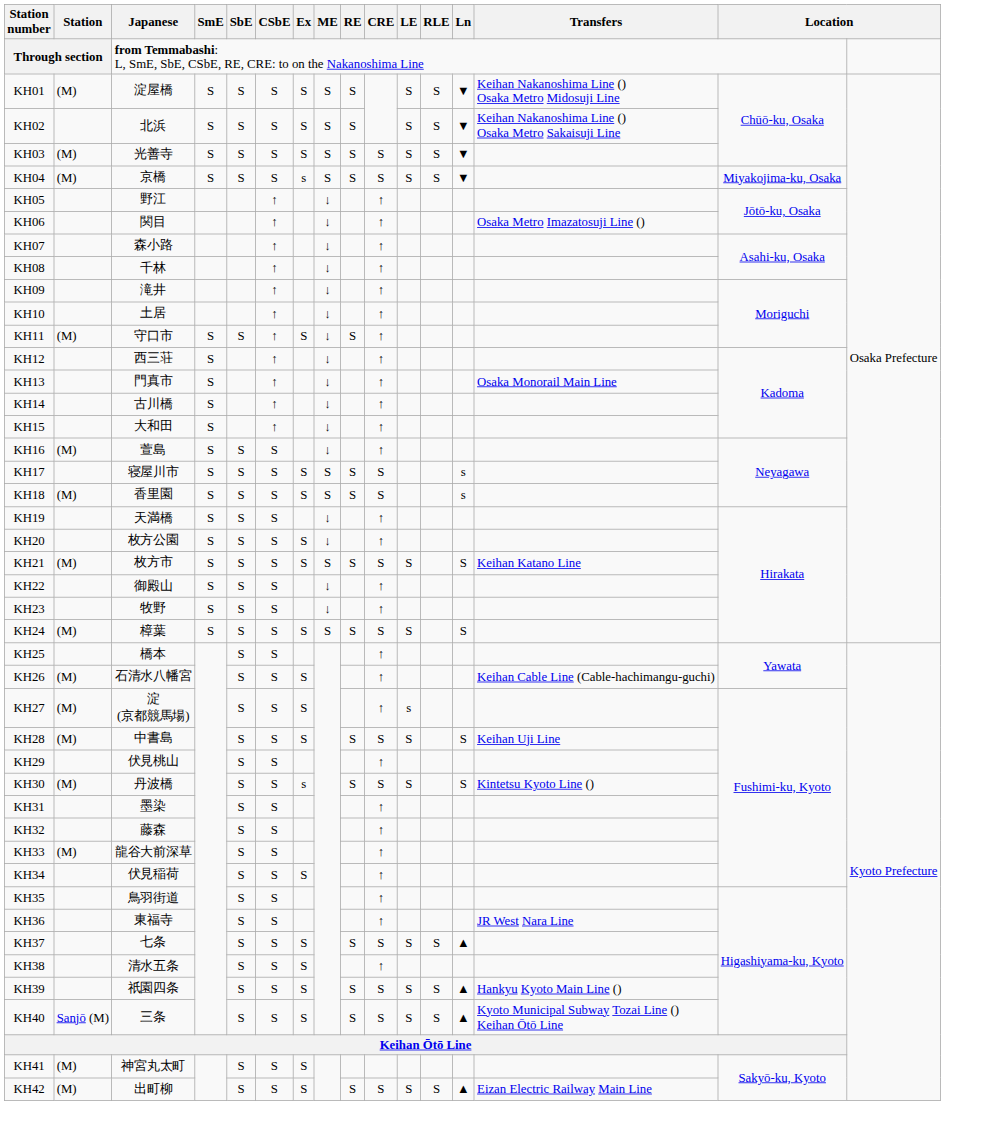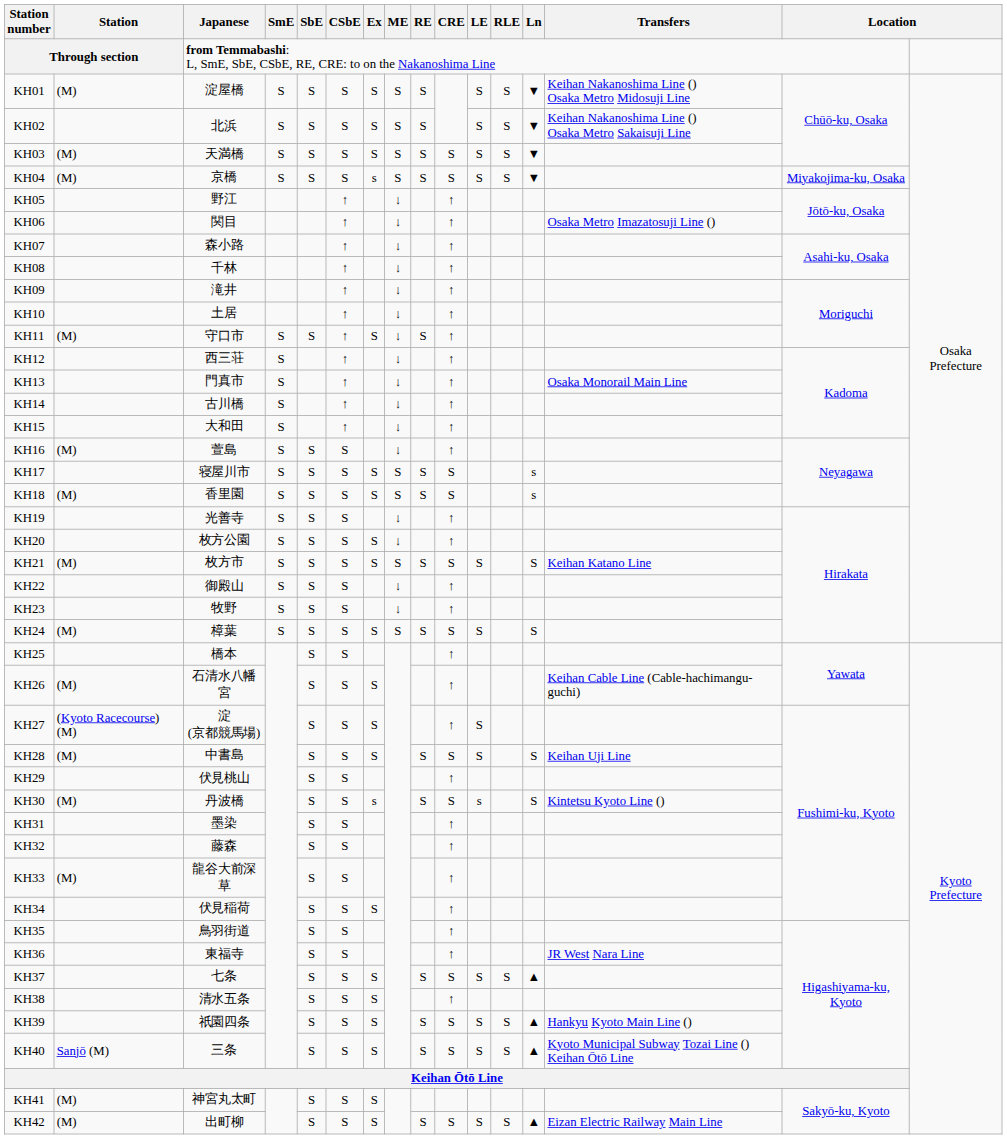(153, 154) 光善寺 -> (224, 154) 天満橋
(153, 517) 天満橋 -> (224, 517) 光善寺
(67, 707) (M) -> (108, 724) (Kyoto Racecourse) (M)
(409, 707) s -> (479, 724) S
(409, 784) S -> (479, 801) s
